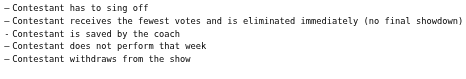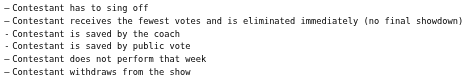+ row: (101, 46)
